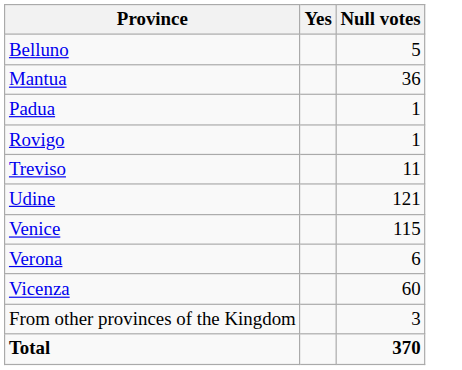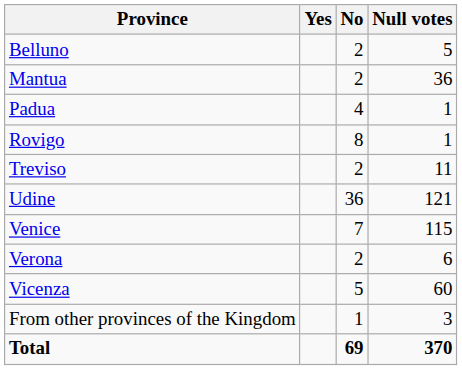+ column: (352, 19)
